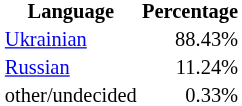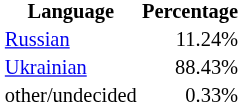rows swapped: (46, 39) <-> (37, 67)
